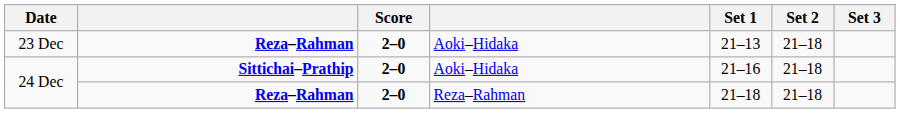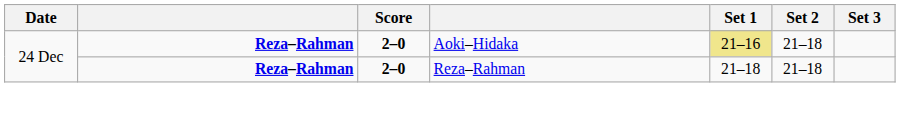- row: (41, 43)
(296, 69) Sittichai–Prathip -> (304, 43) Reza–Rahman
(741, 69) no background -> (741, 43) khaki background
